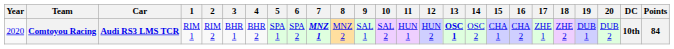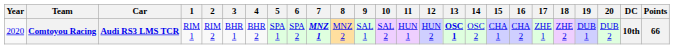(656, 31) 84 -> (656, 31) 66
